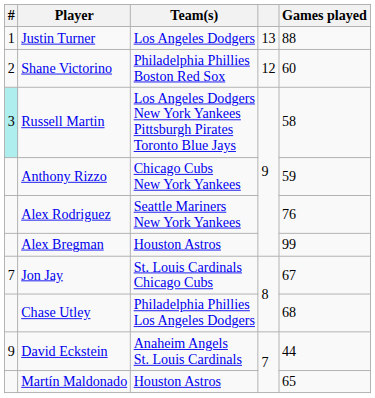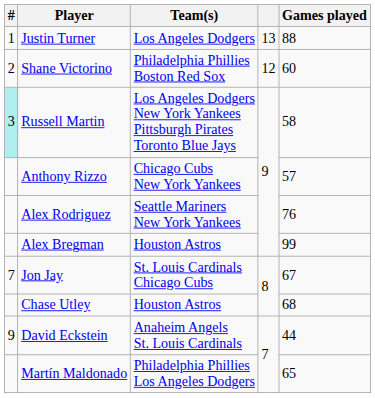(289, 176) 59 -> (289, 176) 57
(194, 313) Philadelphia Phillies Los Angeles Dodgers -> (177, 305) Houston Astros
(177, 381) Houston Astros -> (194, 373) Philadelphia Phillies Los Angeles Dodgers
